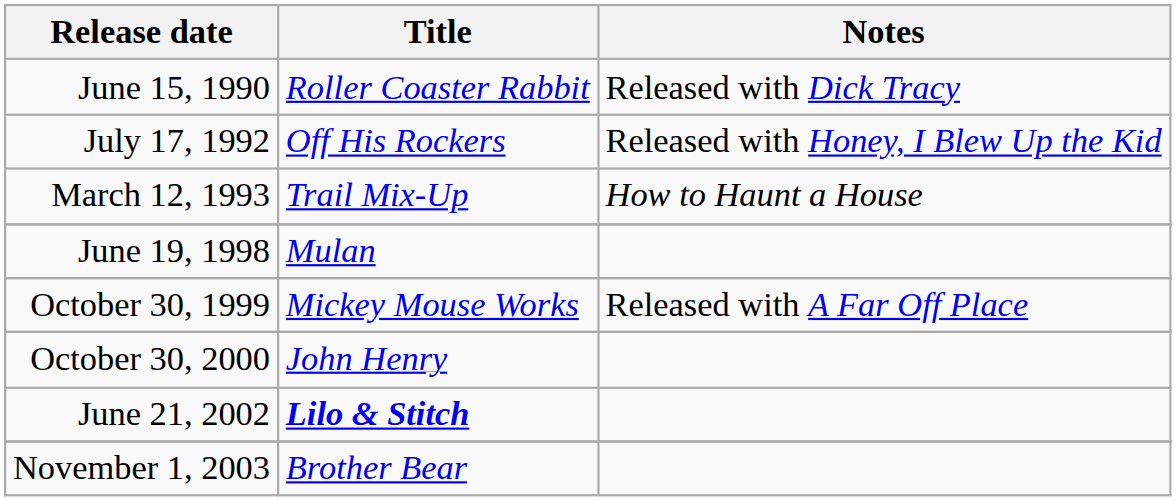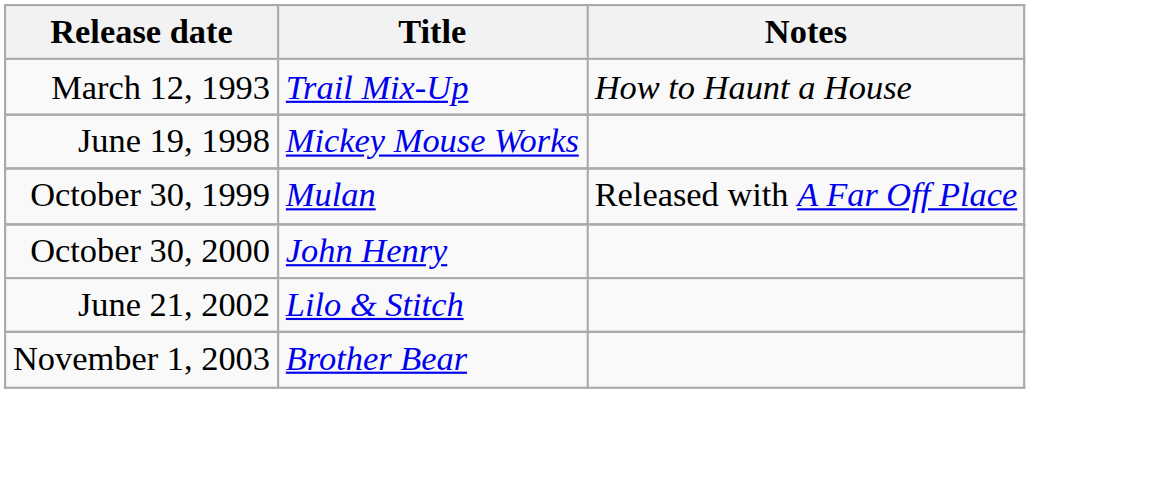- row: (174, 86)
- row: (177, 140)
(331, 250) Mulan -> (432, 140) Mickey Mouse Works
(432, 304) Mickey Mouse Works -> (331, 195) Mulan
(378, 413) bold -> (375, 304) normal
